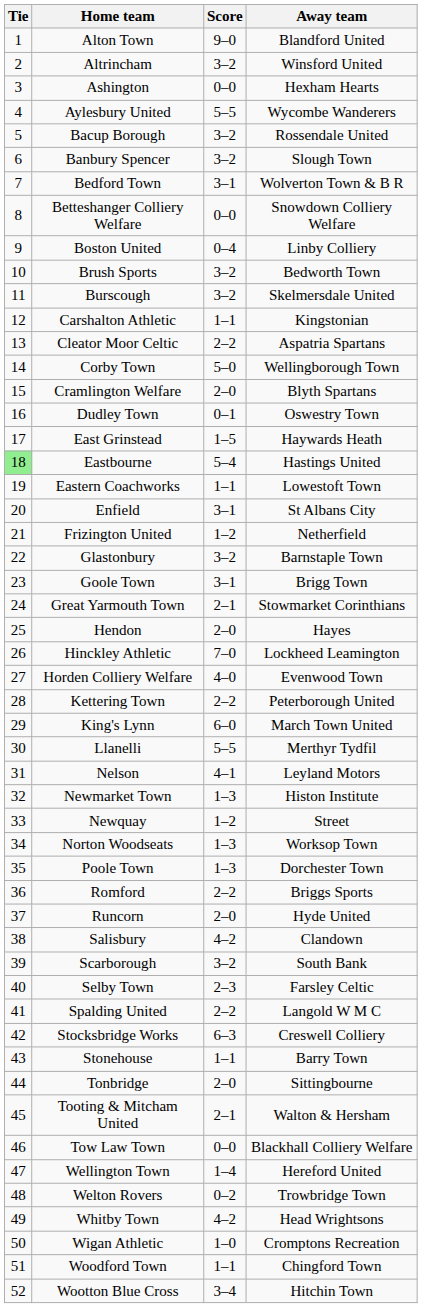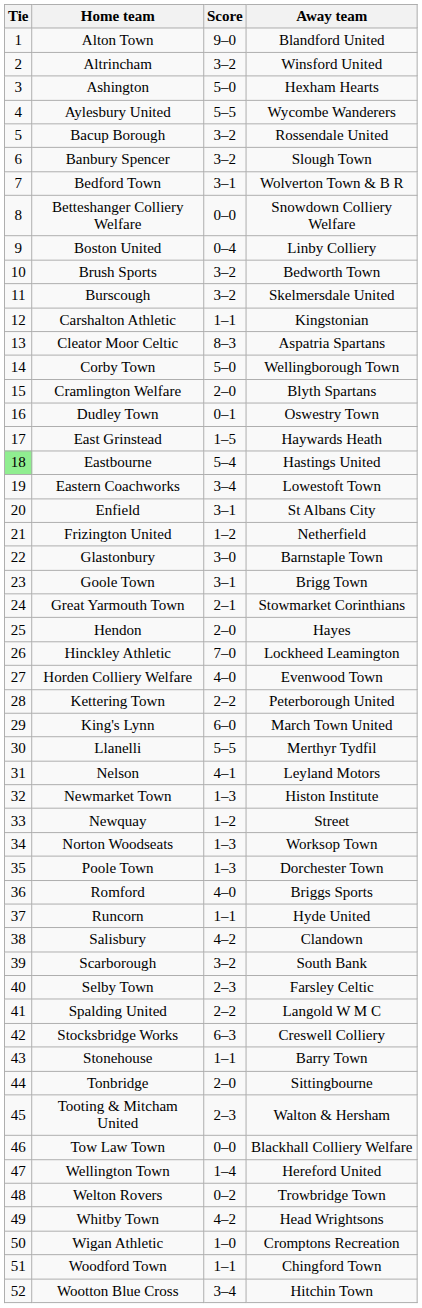(225, 87) 0–0 -> (225, 87) 5–0
(225, 343) 2–2 -> (225, 343) 8–3
(225, 486) 1–1 -> (225, 486) 3–4
(225, 558) 3–2 -> (225, 558) 3–0
(225, 892) 2–2 -> (225, 892) 4–0
(225, 915) 2–0 -> (225, 915) 1–1
(225, 1115) 2–1 -> (225, 1115) 2–3
